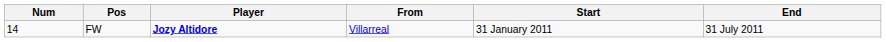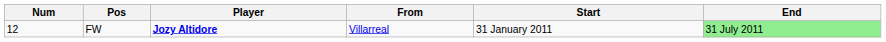(12, 29) 14 -> (12, 29) 12
(734, 29) no background -> (734, 29) lightgreen background
